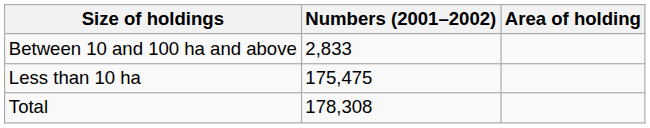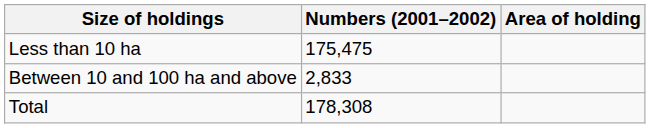rows swapped: (75, 78) <-> (153, 48)
